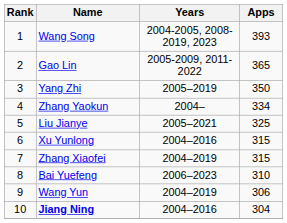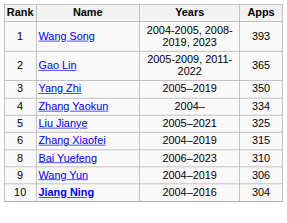- row: (66, 141)
(20, 158) 7 -> (20, 141) 6
